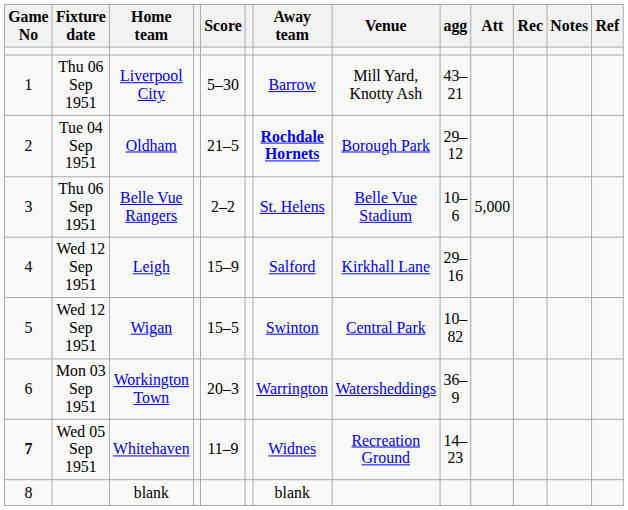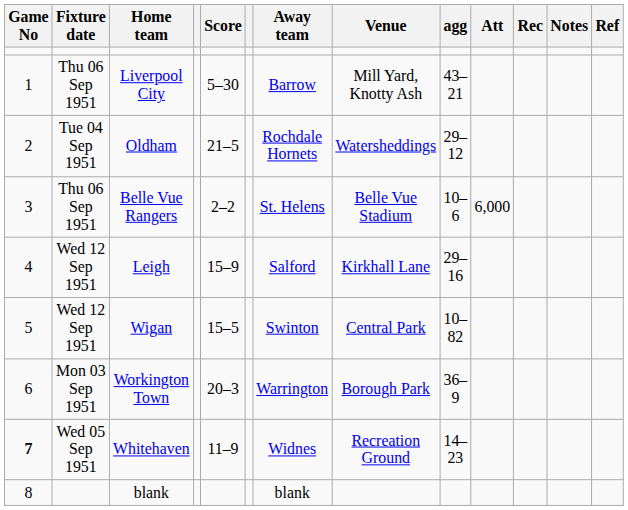(292, 145) bold -> (292, 145) normal
(386, 145) Borough Park -> (386, 145) Watersheddings
(492, 206) 5,000 -> (492, 206) 6,000
(386, 388) Watersheddings -> (386, 388) Borough Park
